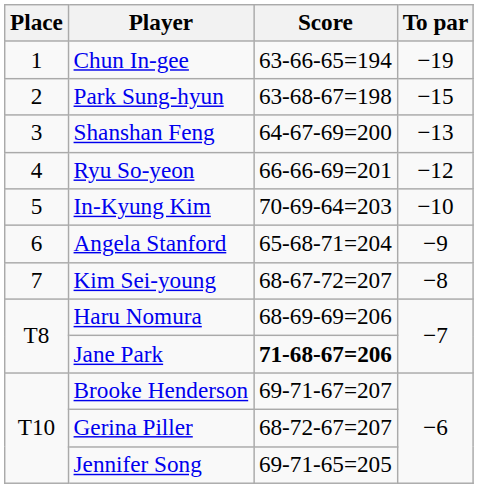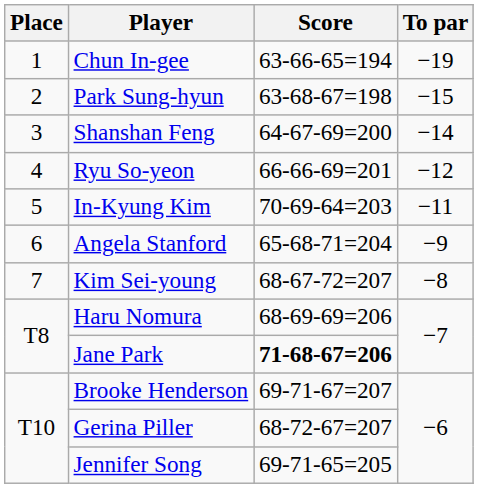(435, 133) −13 -> (435, 133) −14
(435, 206) −10 -> (435, 206) −11
